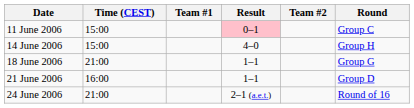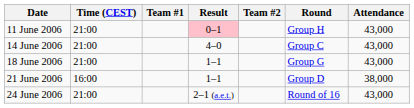+ column: (379, 12)
(97, 29) 15:00 -> (85, 29) 21:00
(356, 29) Group C -> (306, 29) Group H
(97, 45) 15:00 -> (85, 45) 21:00
(356, 45) Group H -> (306, 45) Group C
